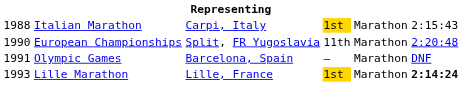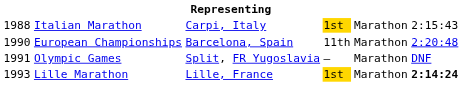(253, 42) Split, FR Yugoslavia -> (239, 42) Barcelona, Spain
(239, 58) Barcelona, Spain -> (253, 58) Split, FR Yugoslavia
